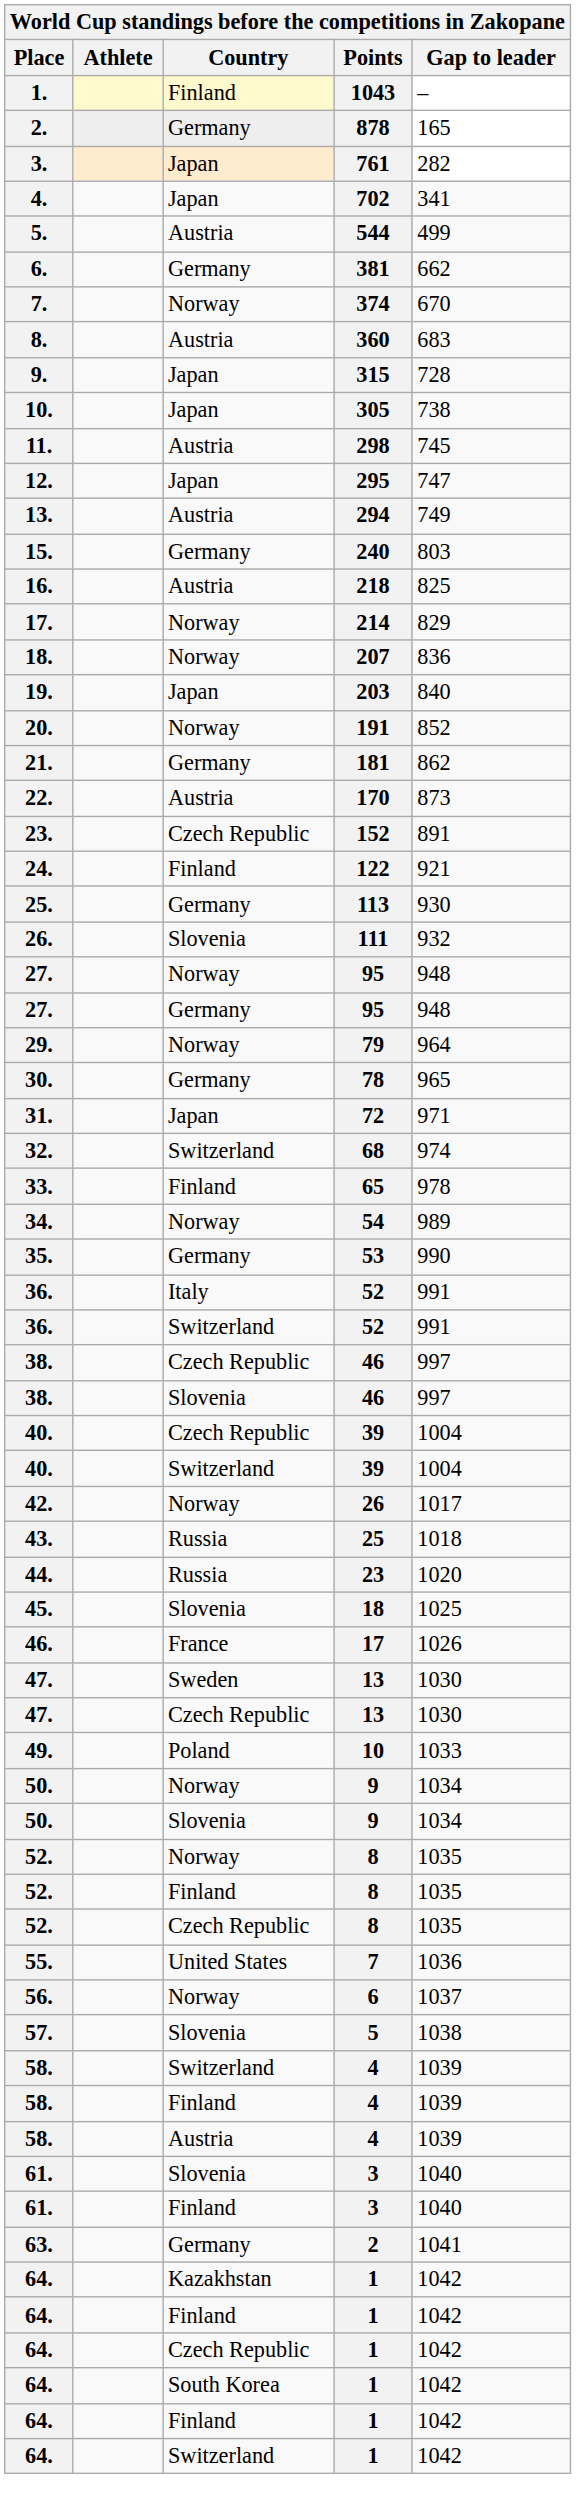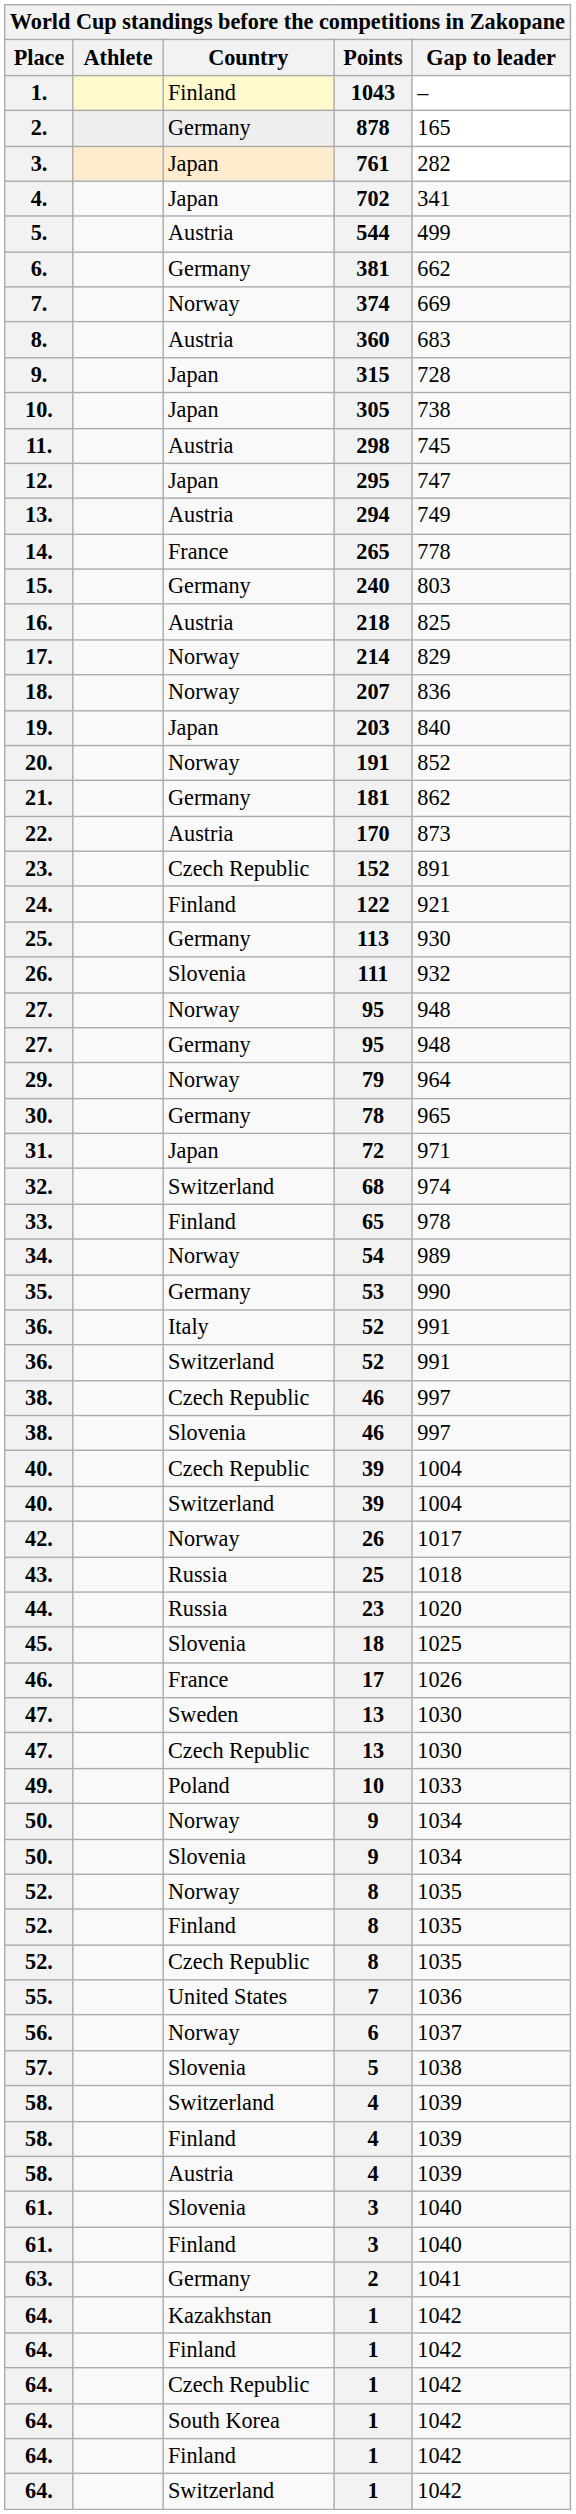(434, 304) 670 -> (434, 304) 669
+ row: (39, 551)
